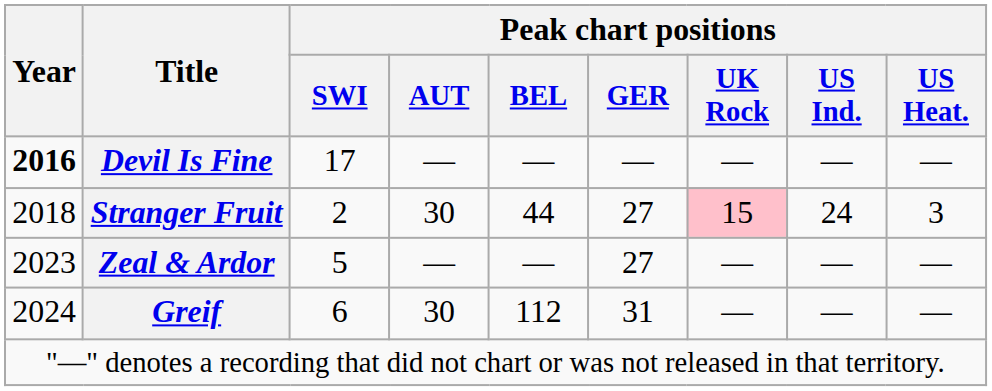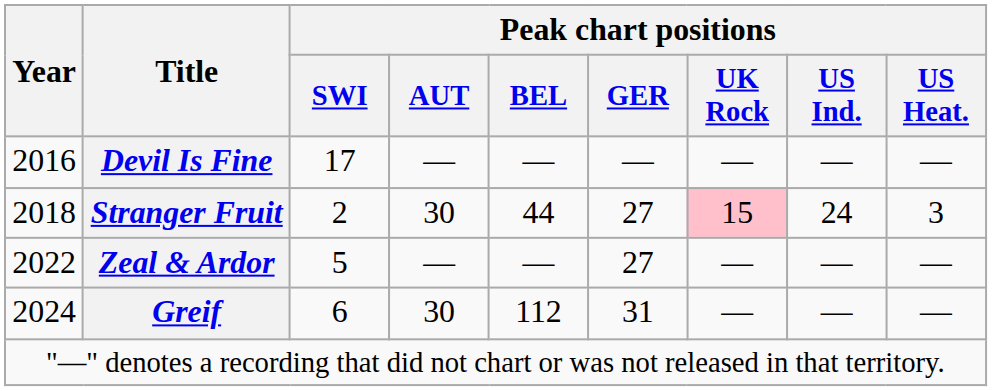(44, 161) bold -> (44, 161) normal
(44, 262) 2023 -> (44, 262) 2022
